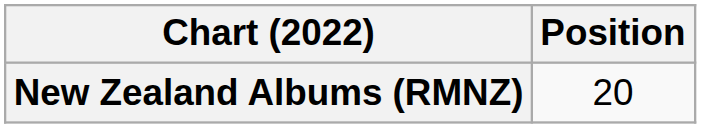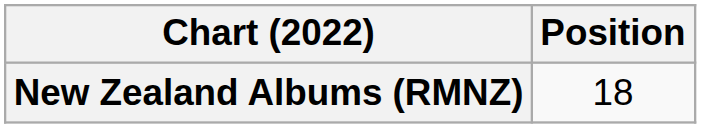(613, 92) 20 -> (613, 92) 18
